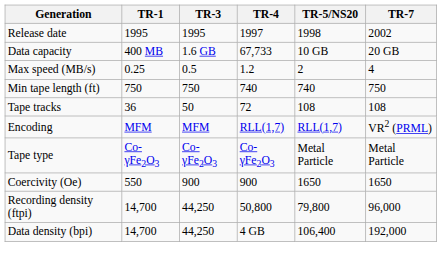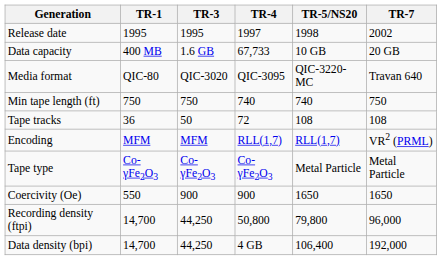- row: (52, 70)
+ row: (40, 76)
